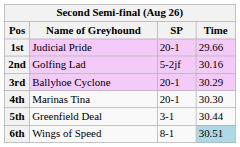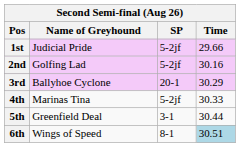(170, 47) 20-1 -> (170, 47) 5-2jf
(170, 99) 20-1 -> (170, 99) 5-2jf
(211, 99) 30.30 -> (211, 99) 30.33
